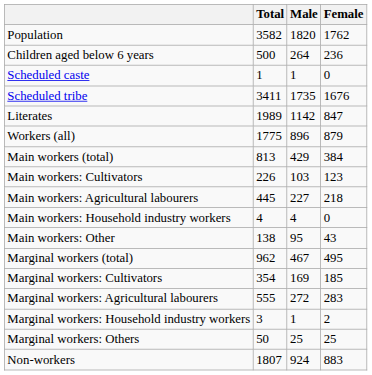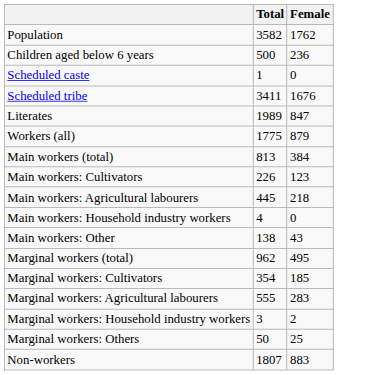- column: (304, 14)
